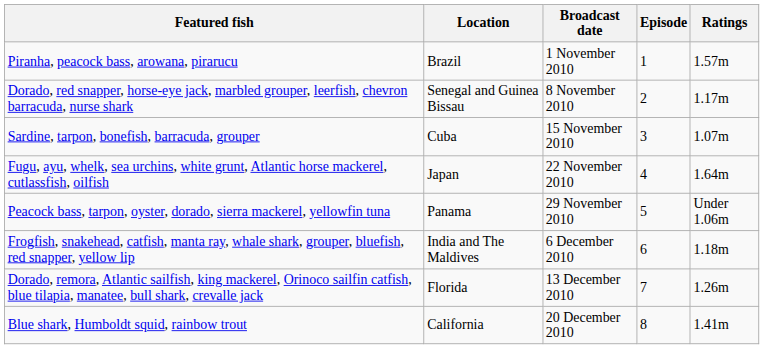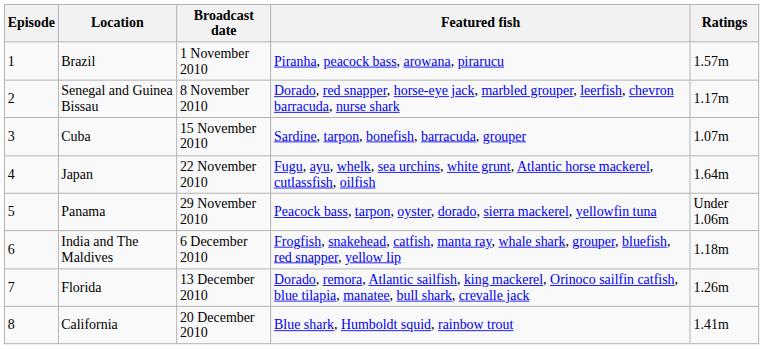columns swapped: (664, 23) <-> (214, 23)
